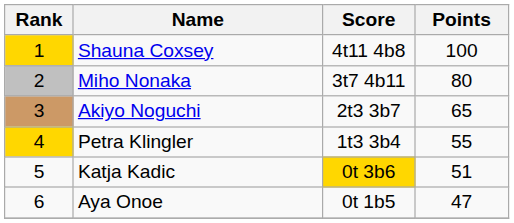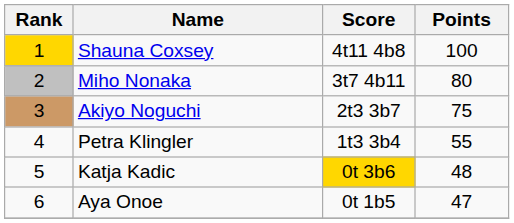(462, 111) 65 -> (462, 111) 75
(39, 141) gold background -> (39, 141) no background
(462, 171) 51 -> (462, 171) 48
